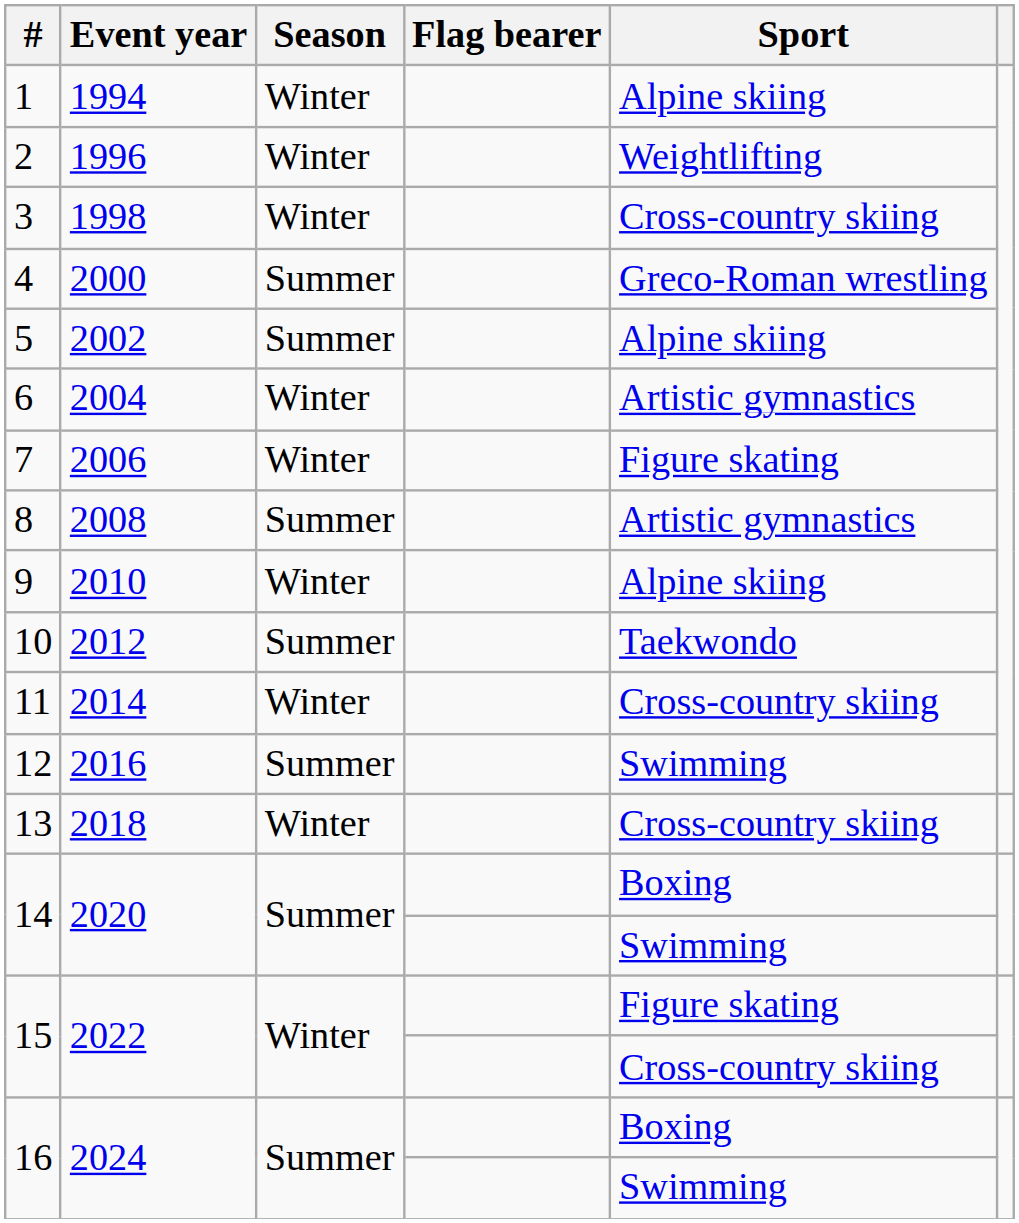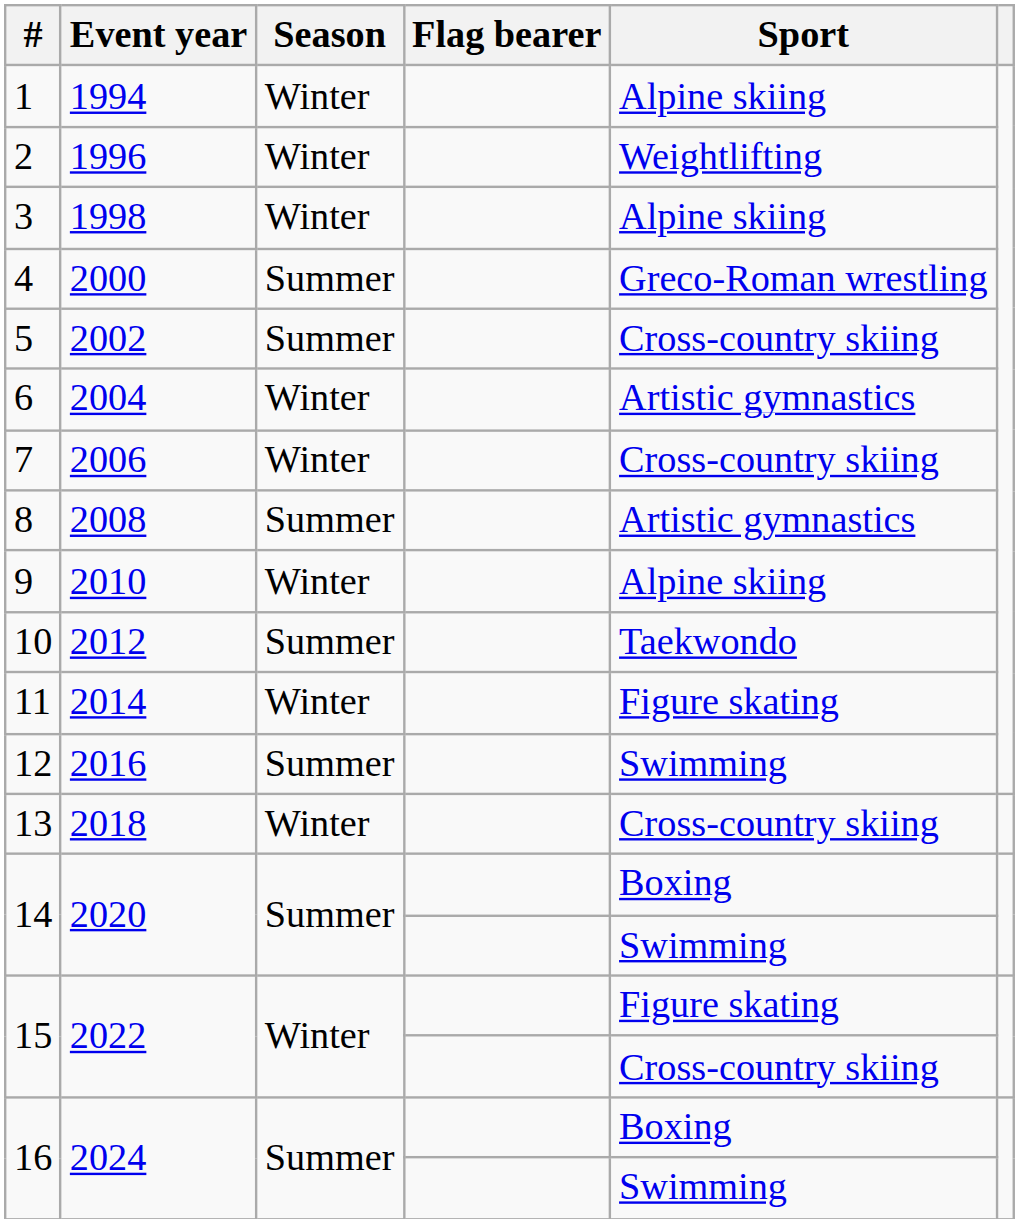(779, 216) Cross-country skiing -> (723, 216) Alpine skiing
(723, 338) Alpine skiing -> (779, 338) Cross-country skiing
(729, 459) Figure skating -> (779, 459) Cross-country skiing
(779, 701) Cross-country skiing -> (729, 701) Figure skating
